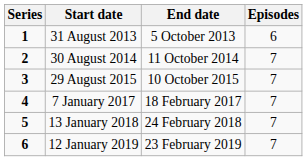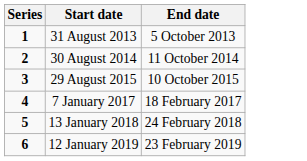- column: (273, 15)
